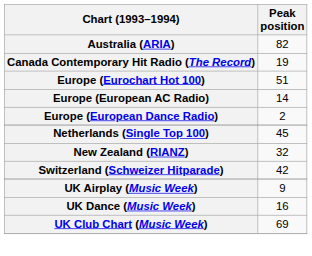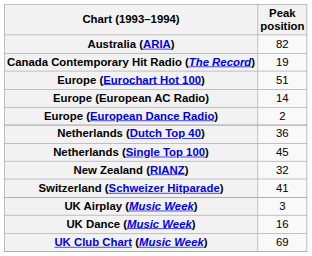+ row: (131, 134)
(282, 170) 42 -> (282, 188) 41
(282, 188) 9 -> (282, 206) 3
